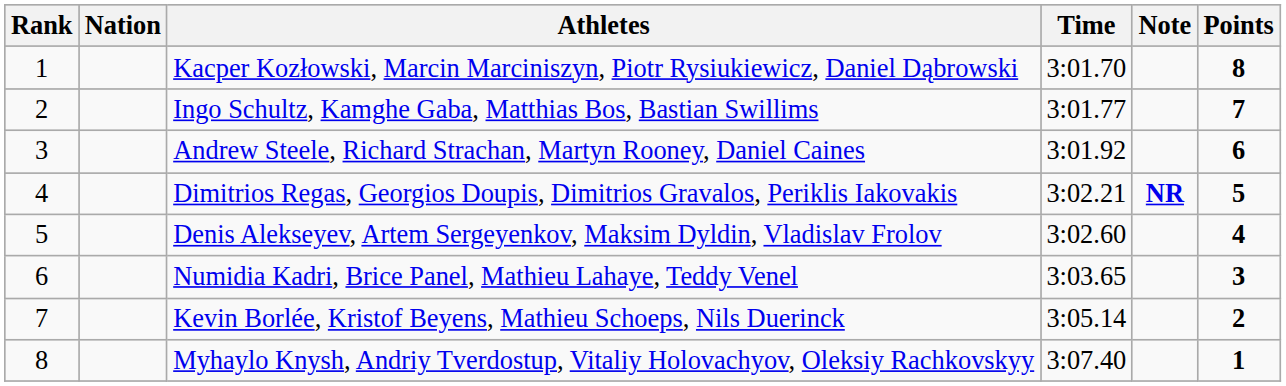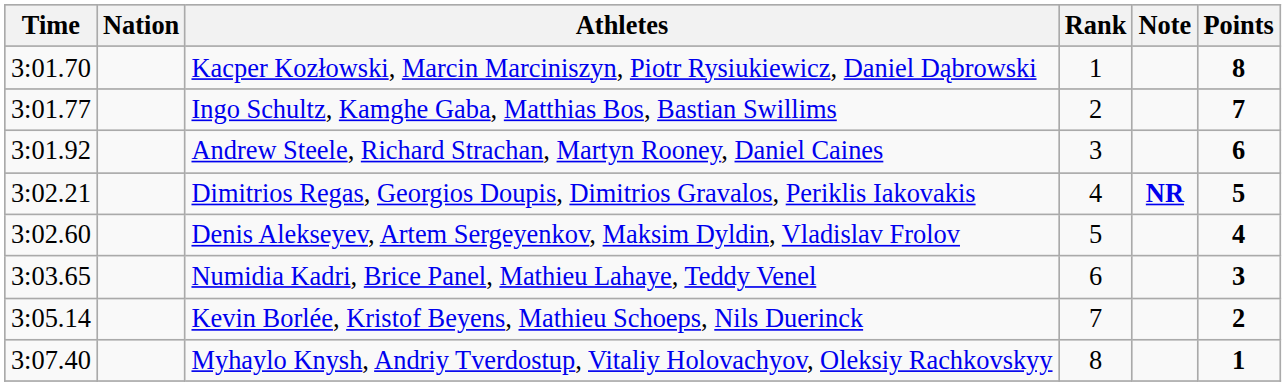columns swapped: (42, 25) <-> (1086, 25)
